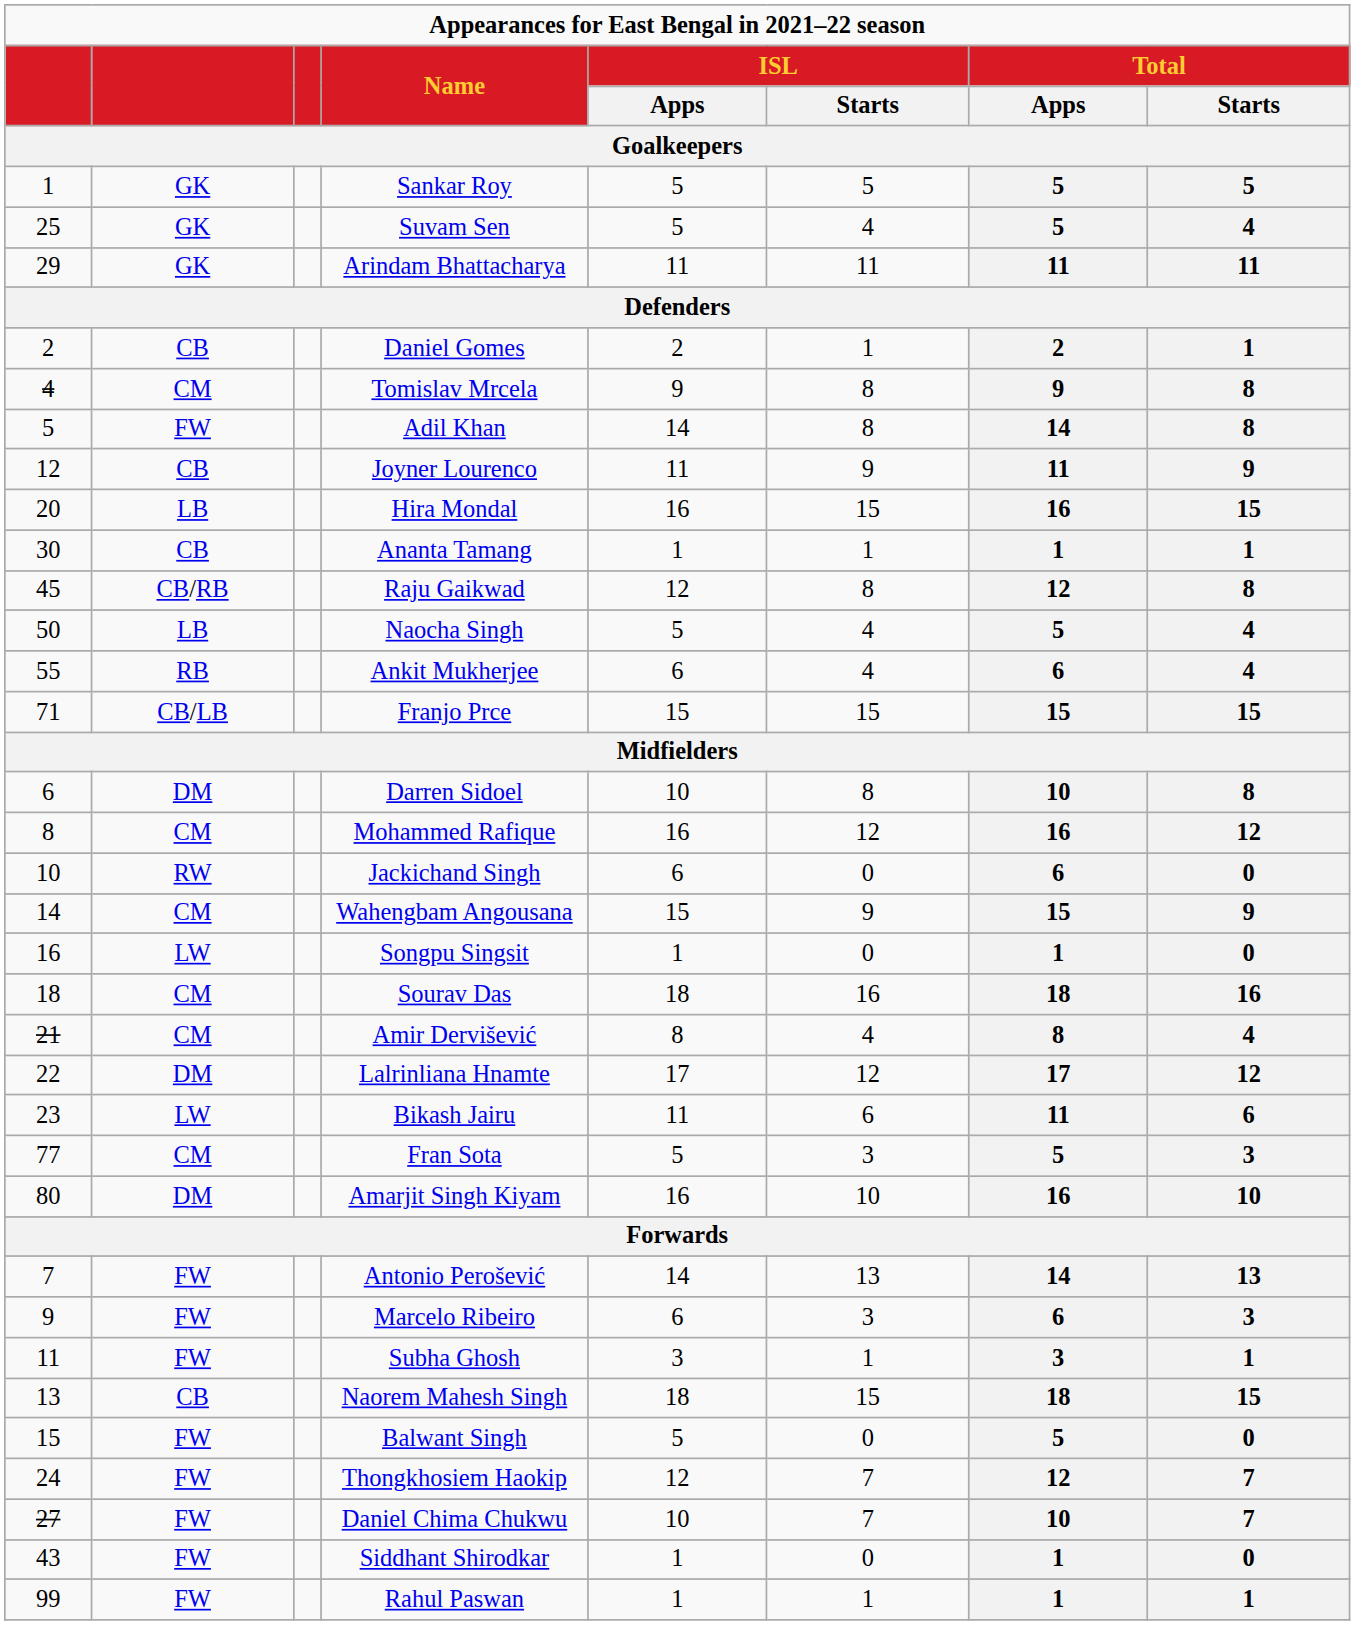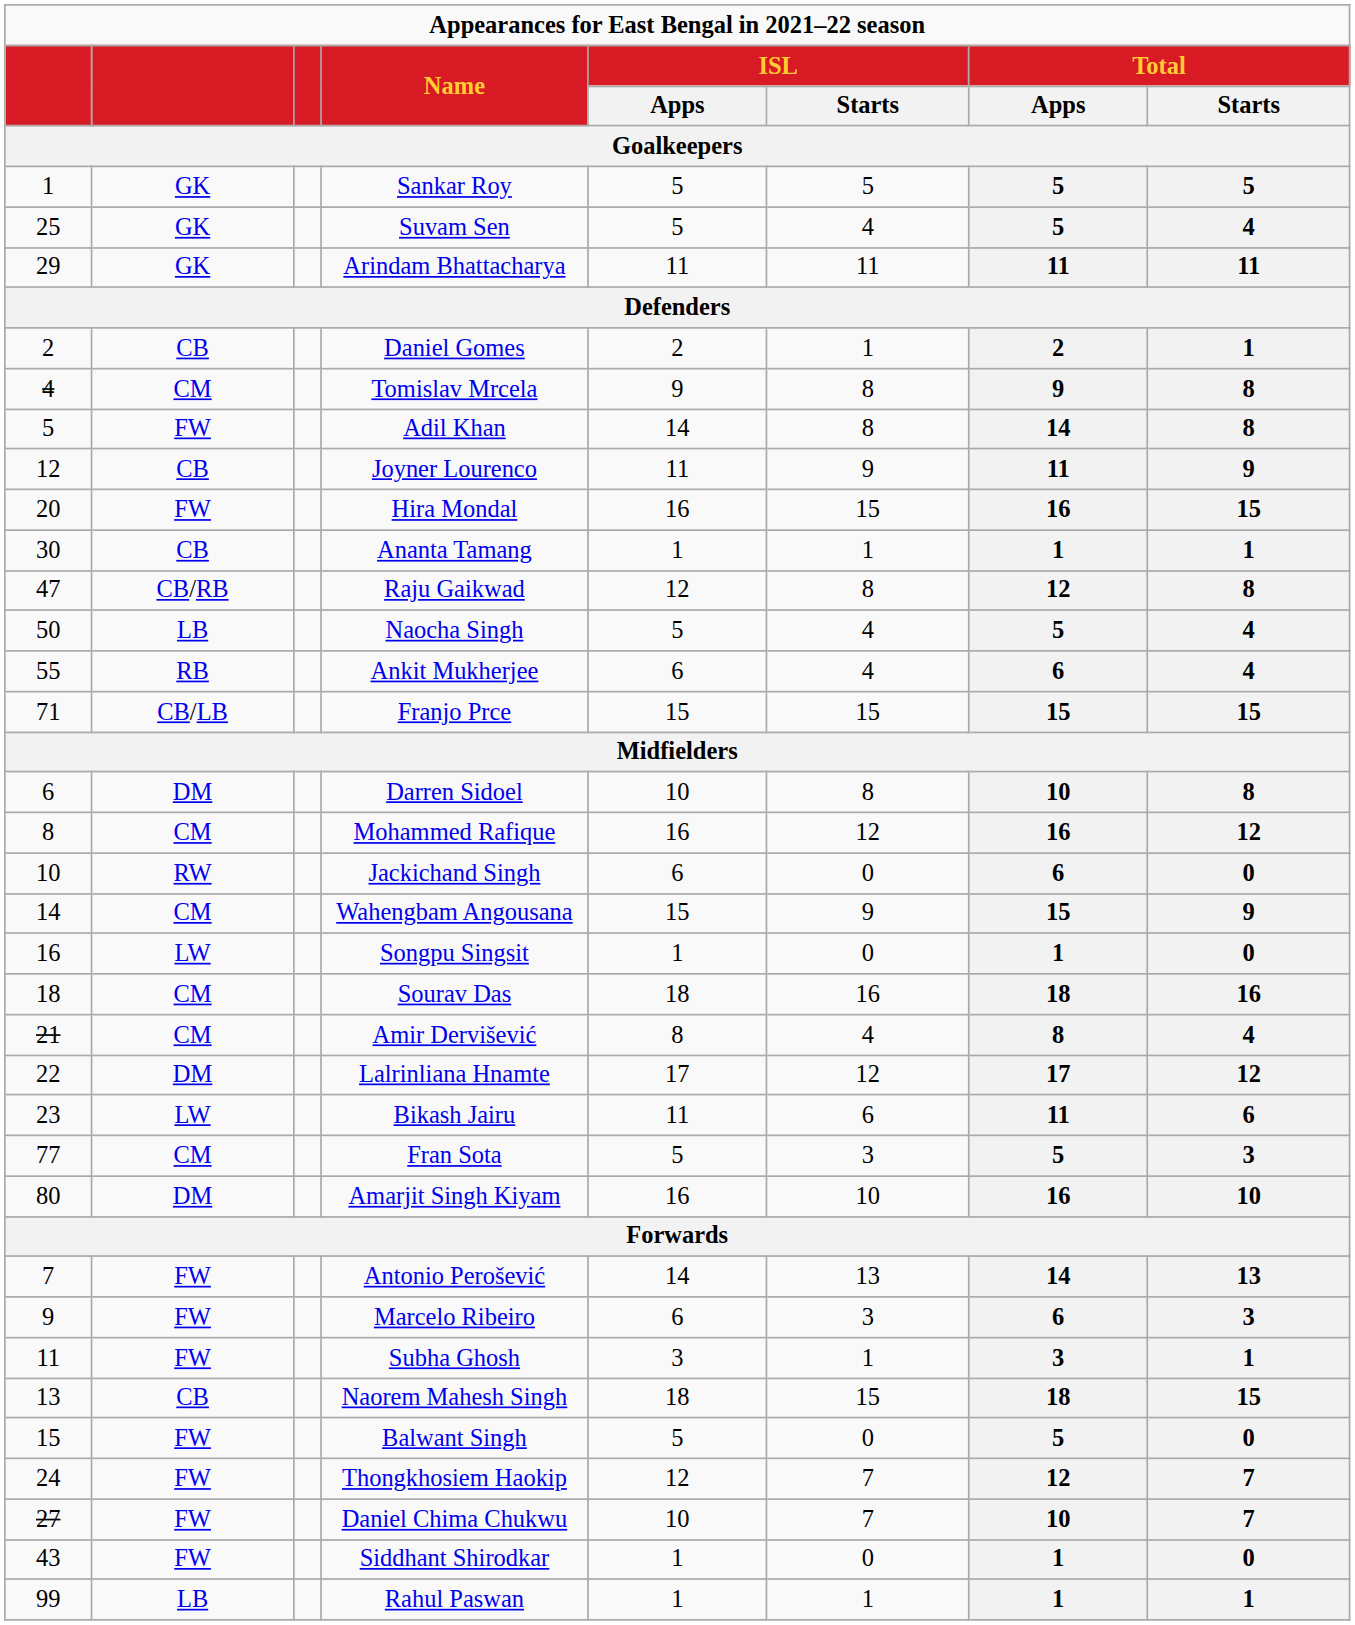(193, 509) LB -> (193, 509) FW
(48, 590) 45 -> (48, 590) 47
(193, 1599) FW -> (193, 1599) LB
